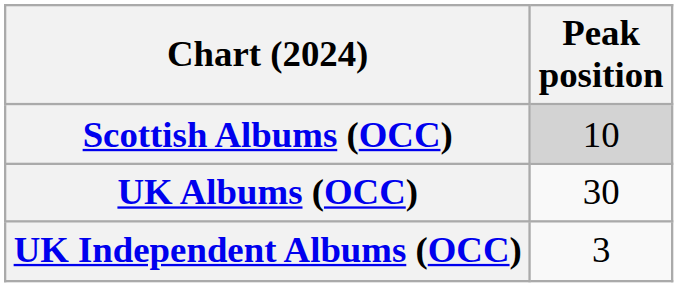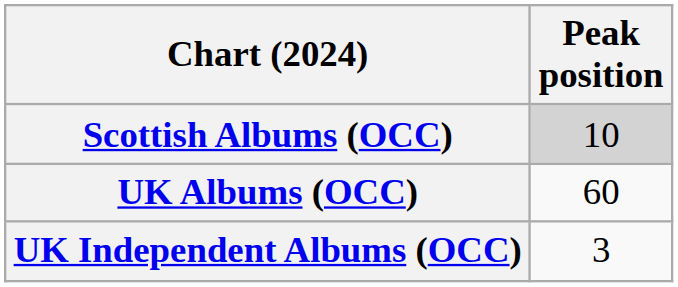(601, 191) 30 -> (601, 191) 60
